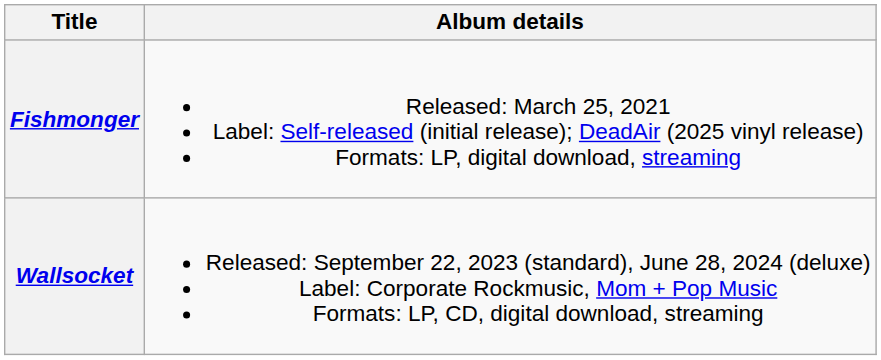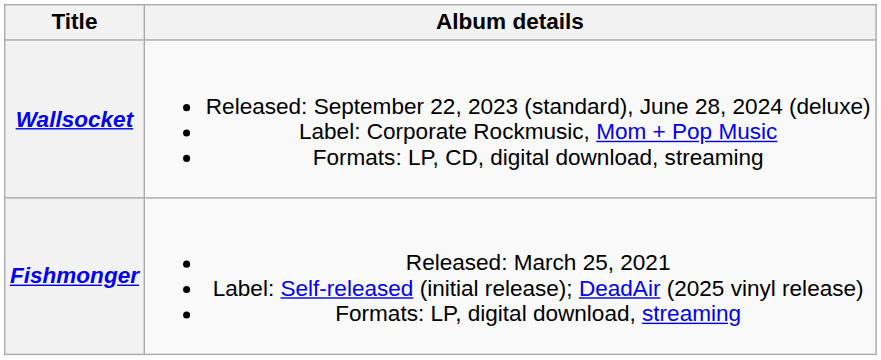rows swapped: (74, 118) <-> (74, 275)
